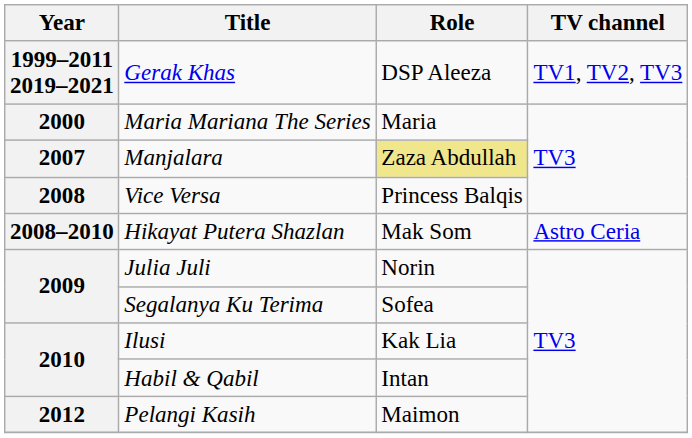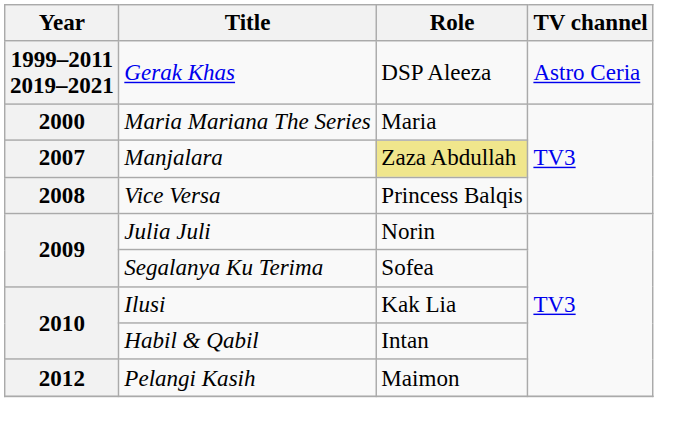(608, 72) TV1, TV2, TV3 -> (587, 72) Astro Ceria
- row: (234, 231)
